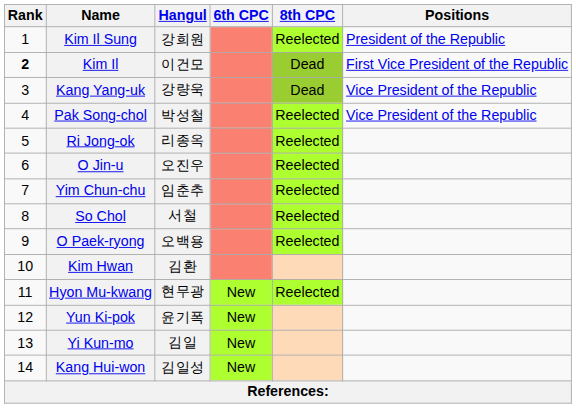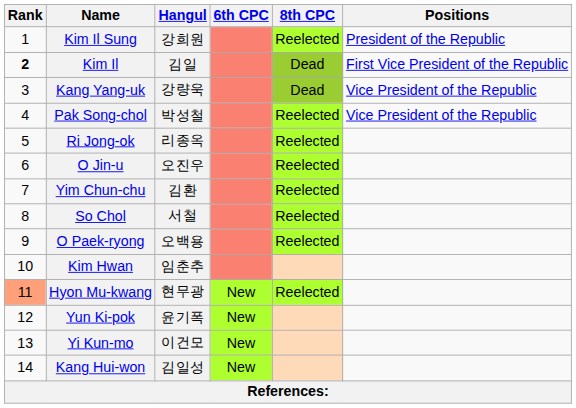(183, 64) 이건모 -> (183, 64) 김일
(183, 190) 임춘추 -> (183, 190) 김환
(183, 266) 김환 -> (183, 266) 임춘추
(25, 292) no background -> (25, 292) lightsalmon background
(183, 342) 김일 -> (183, 342) 이건모
